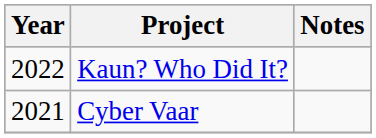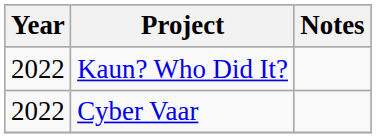(38, 111) 2021 -> (38, 111) 2022
